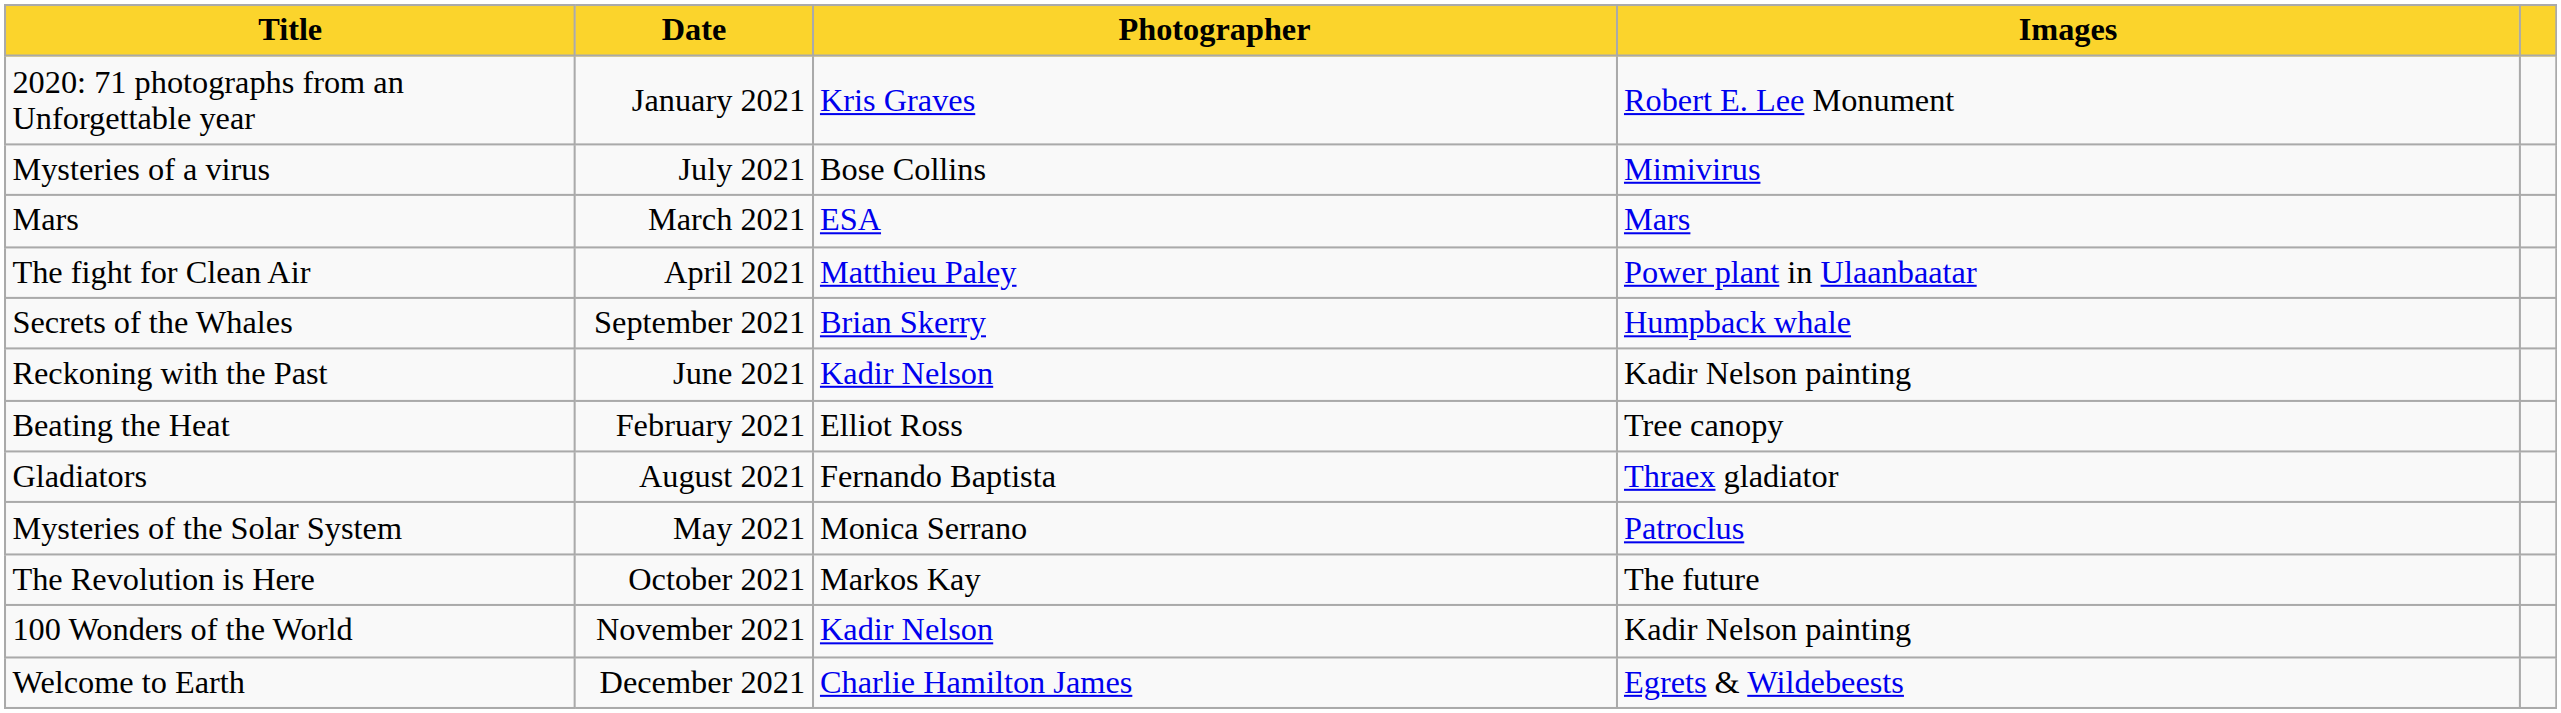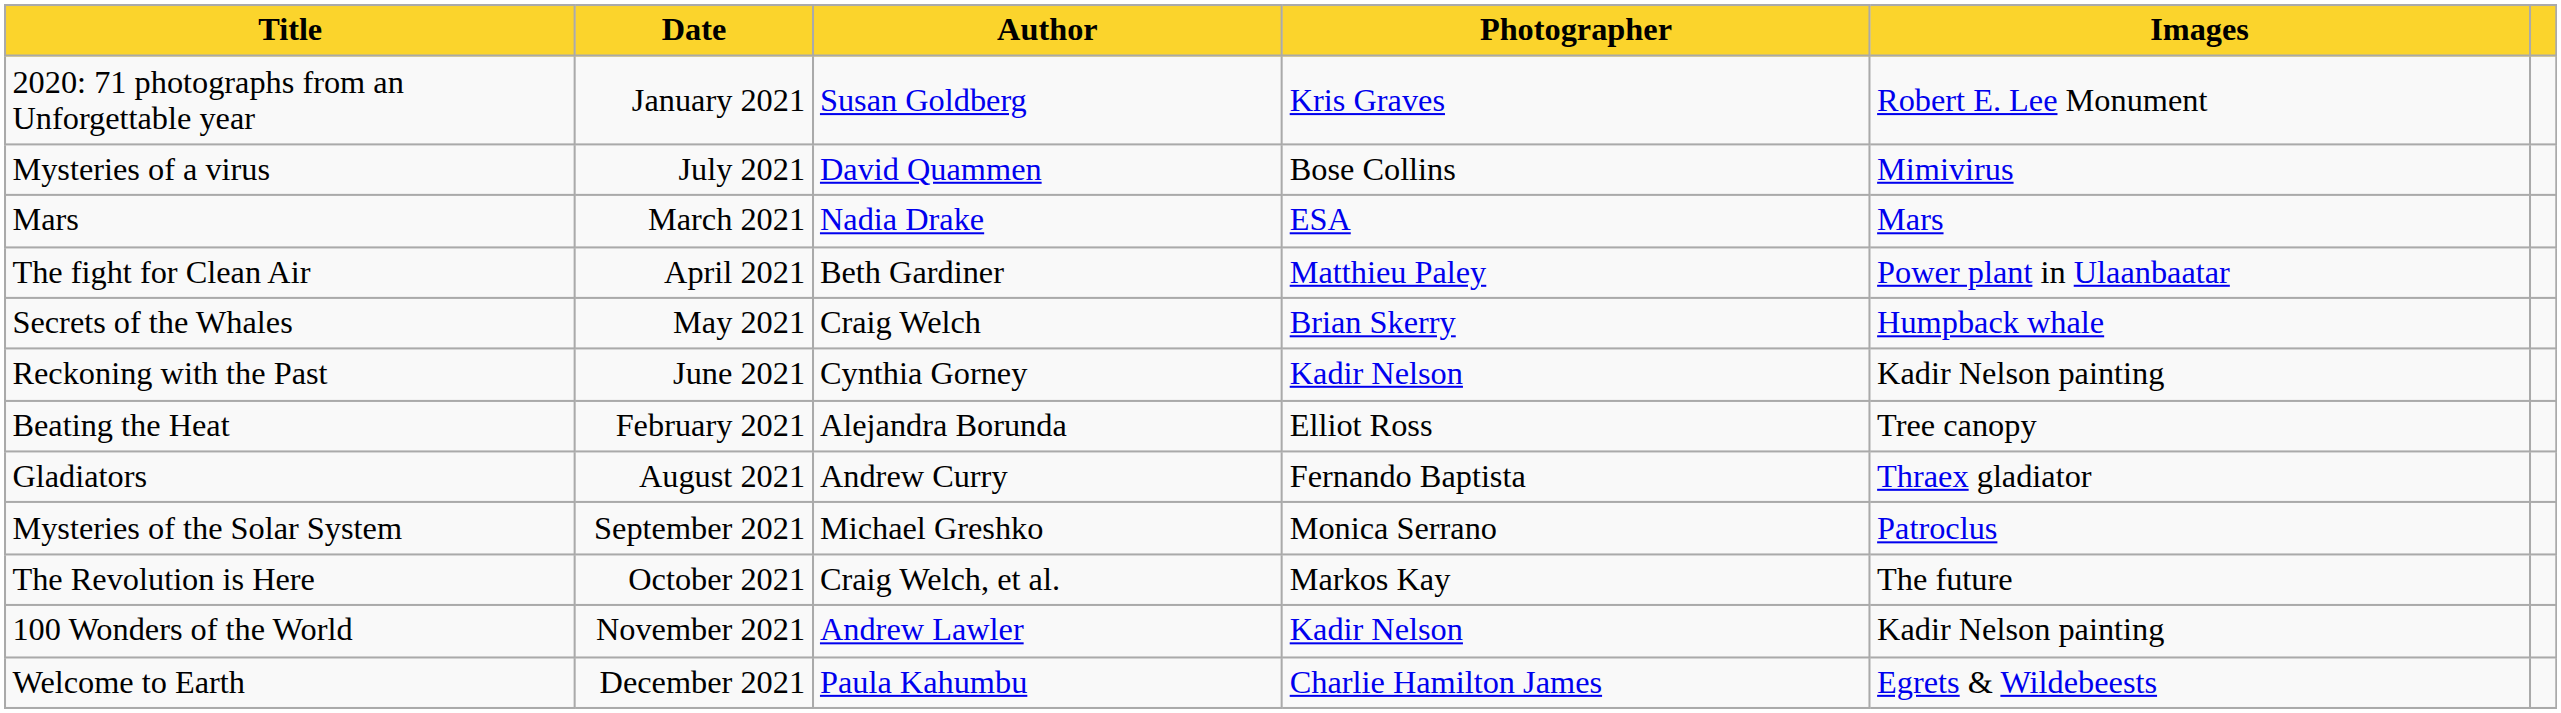+ column: (1047, 30)
(700, 322) September 2021 -> (739, 322) May 2021
(739, 527) May 2021 -> (700, 527) September 2021
